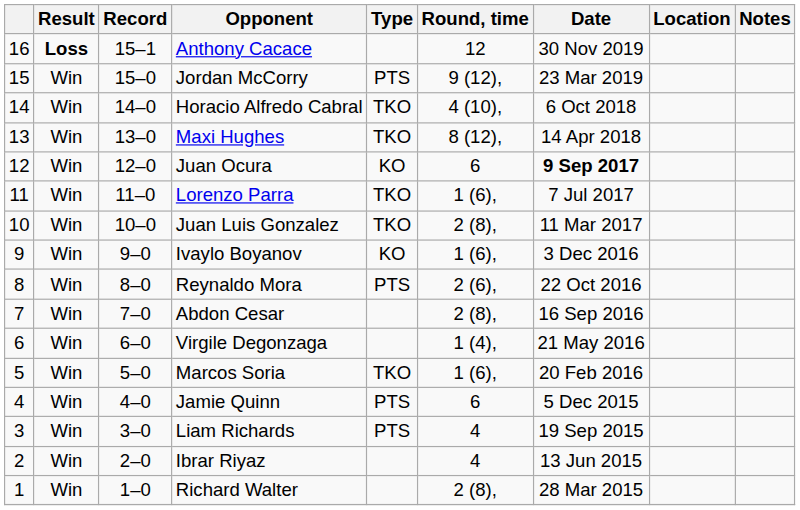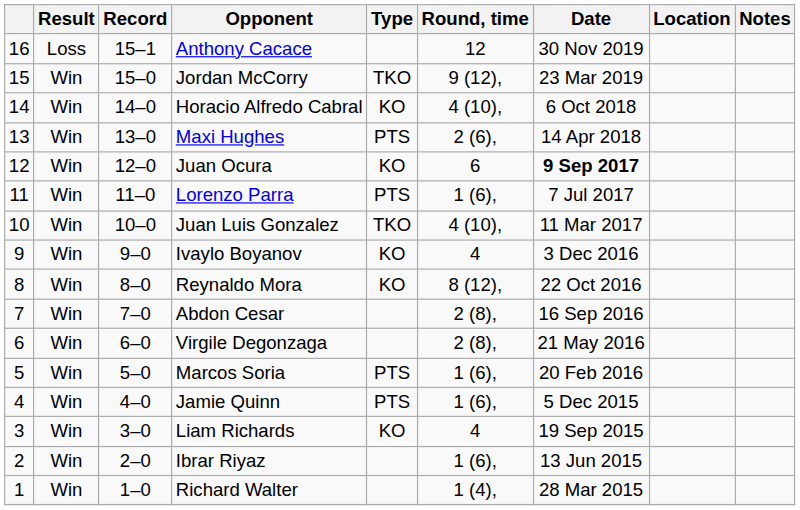(66, 48) bold -> (66, 48) normal
(392, 78) PTS -> (392, 78) TKO
(392, 107) TKO -> (392, 107) KO
(392, 136) TKO -> (392, 136) PTS
(475, 136) 8 (12), -> (475, 136) 2 (6),
(392, 195) TKO -> (392, 195) PTS
(475, 225) 2 (8), -> (475, 225) 4 (10),
(475, 254) 1 (6), -> (475, 254) 4
(392, 284) PTS -> (392, 284) KO
(475, 284) 2 (6), -> (475, 284) 8 (12),
(475, 343) 1 (4), -> (475, 343) 2 (8),
(392, 372) TKO -> (392, 372) PTS
(475, 401) 6 -> (475, 401) 1 (6),
(392, 431) PTS -> (392, 431) KO
(475, 460) 4 -> (475, 460) 1 (6),
(475, 490) 2 (8), -> (475, 490) 1 (4),
